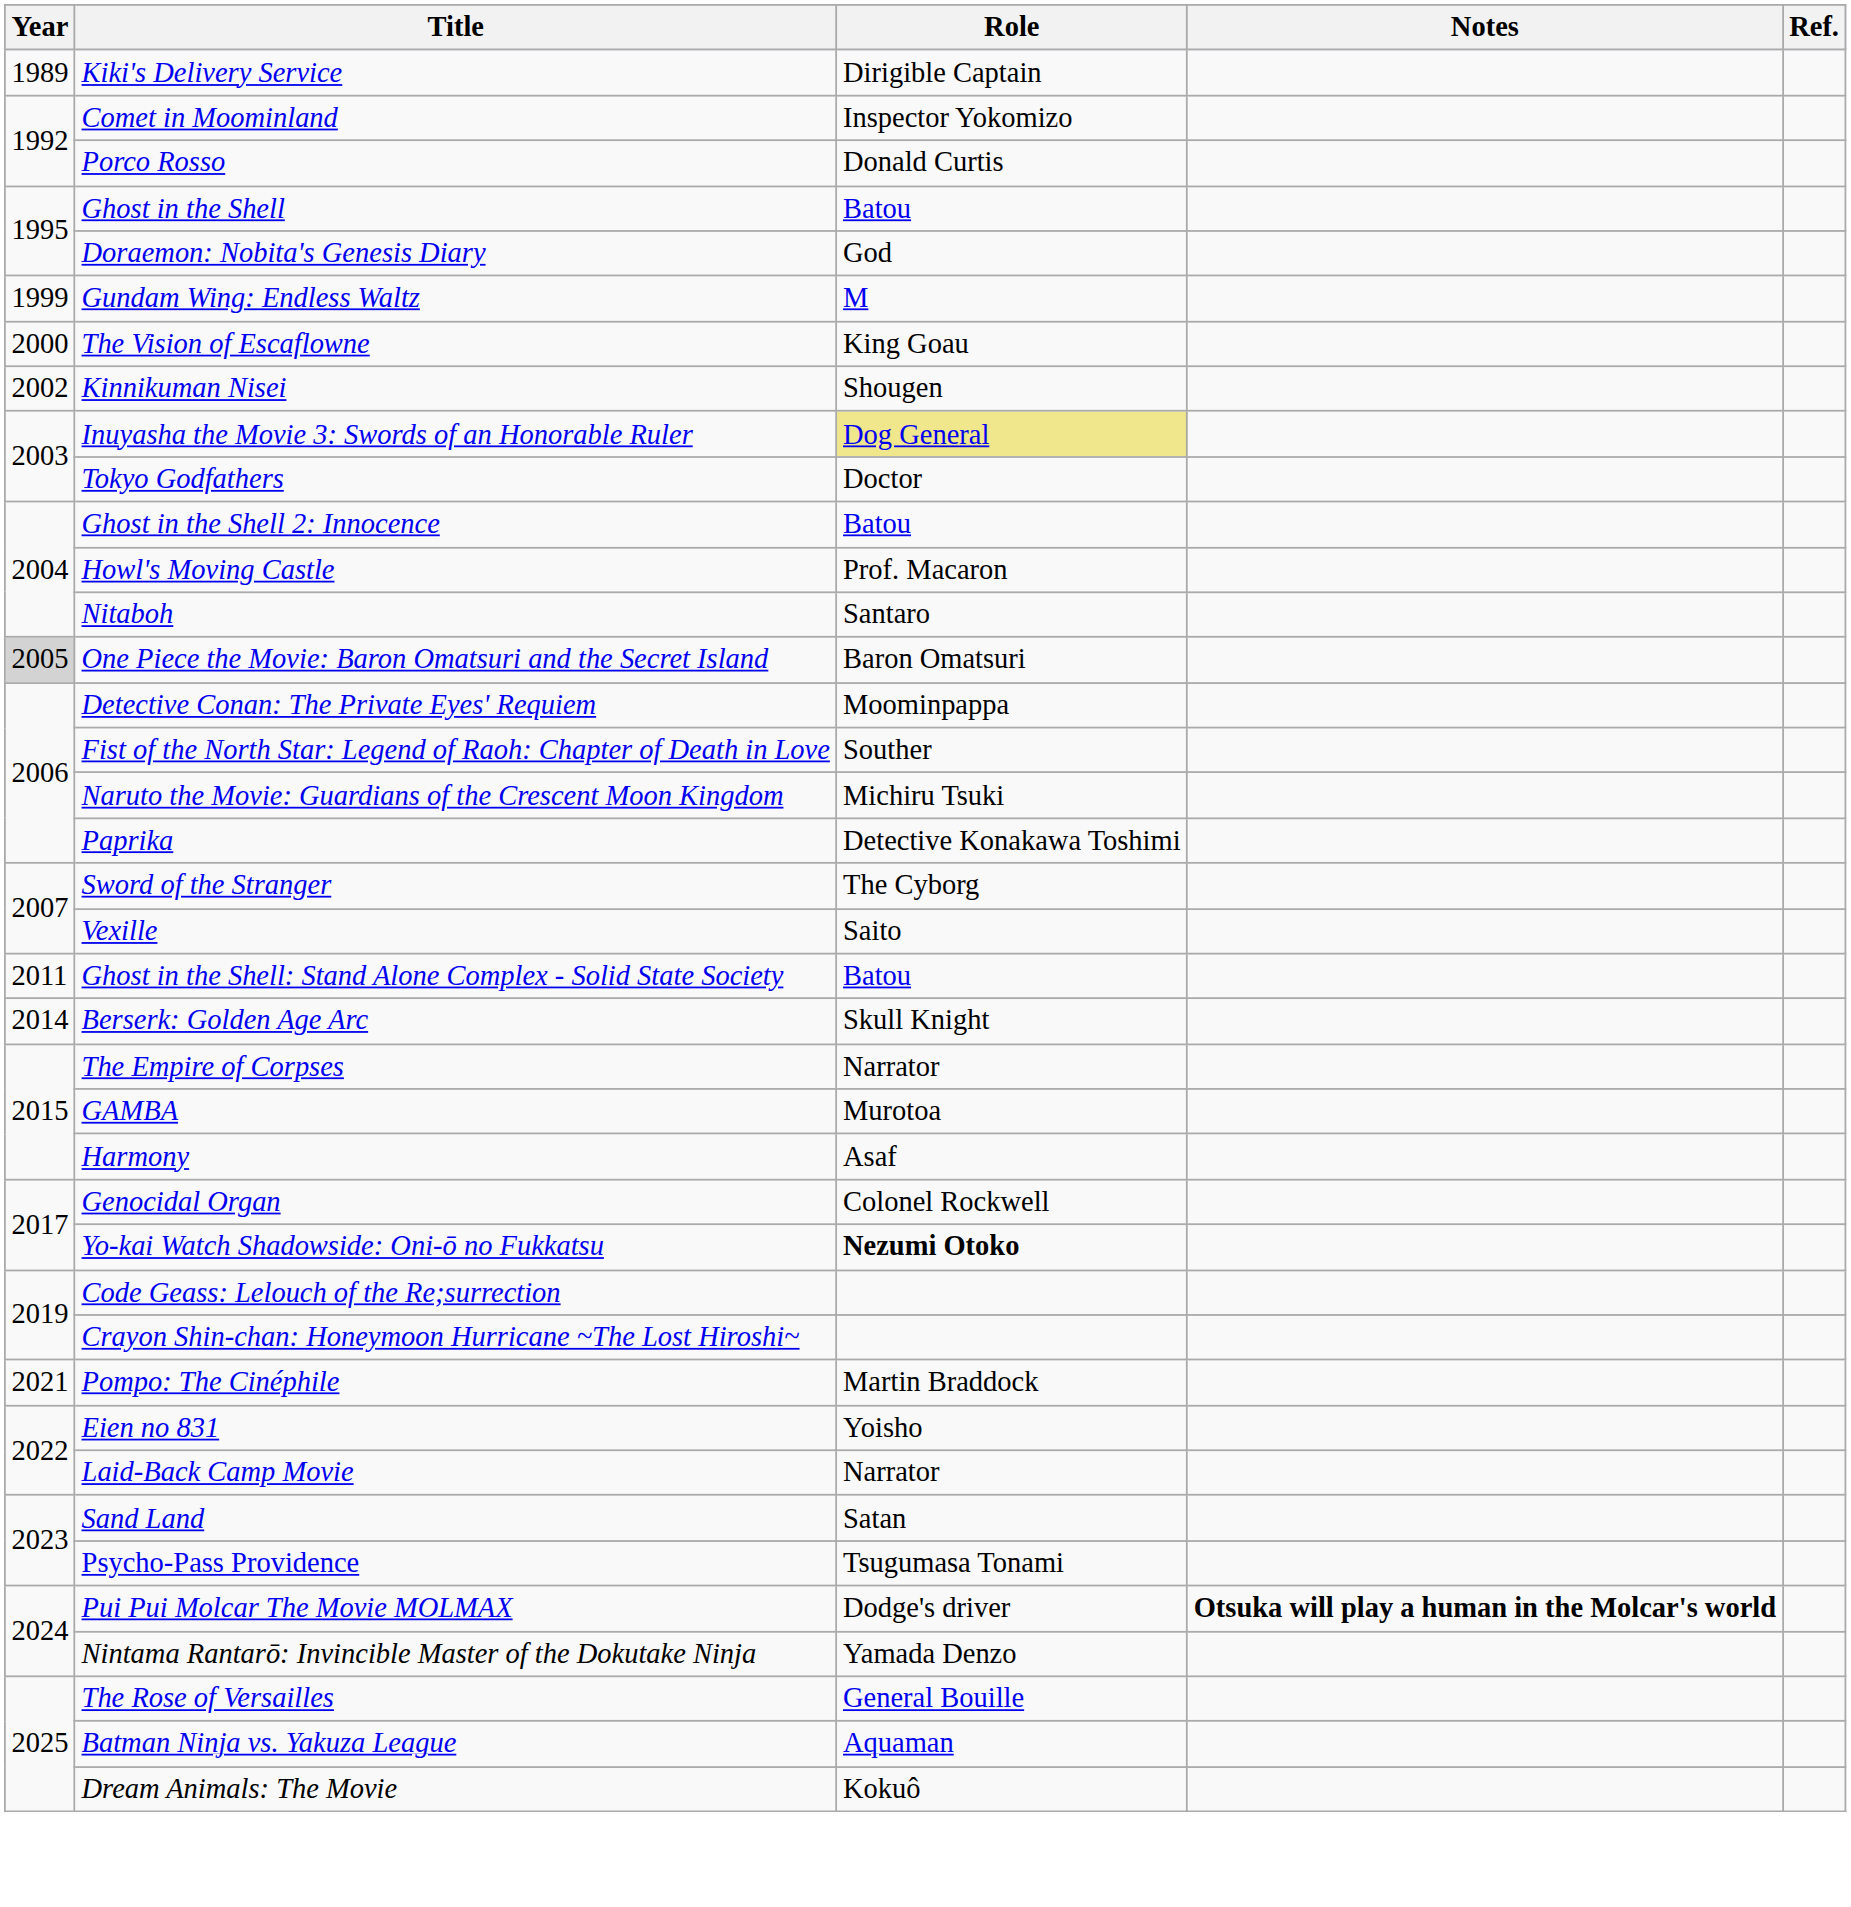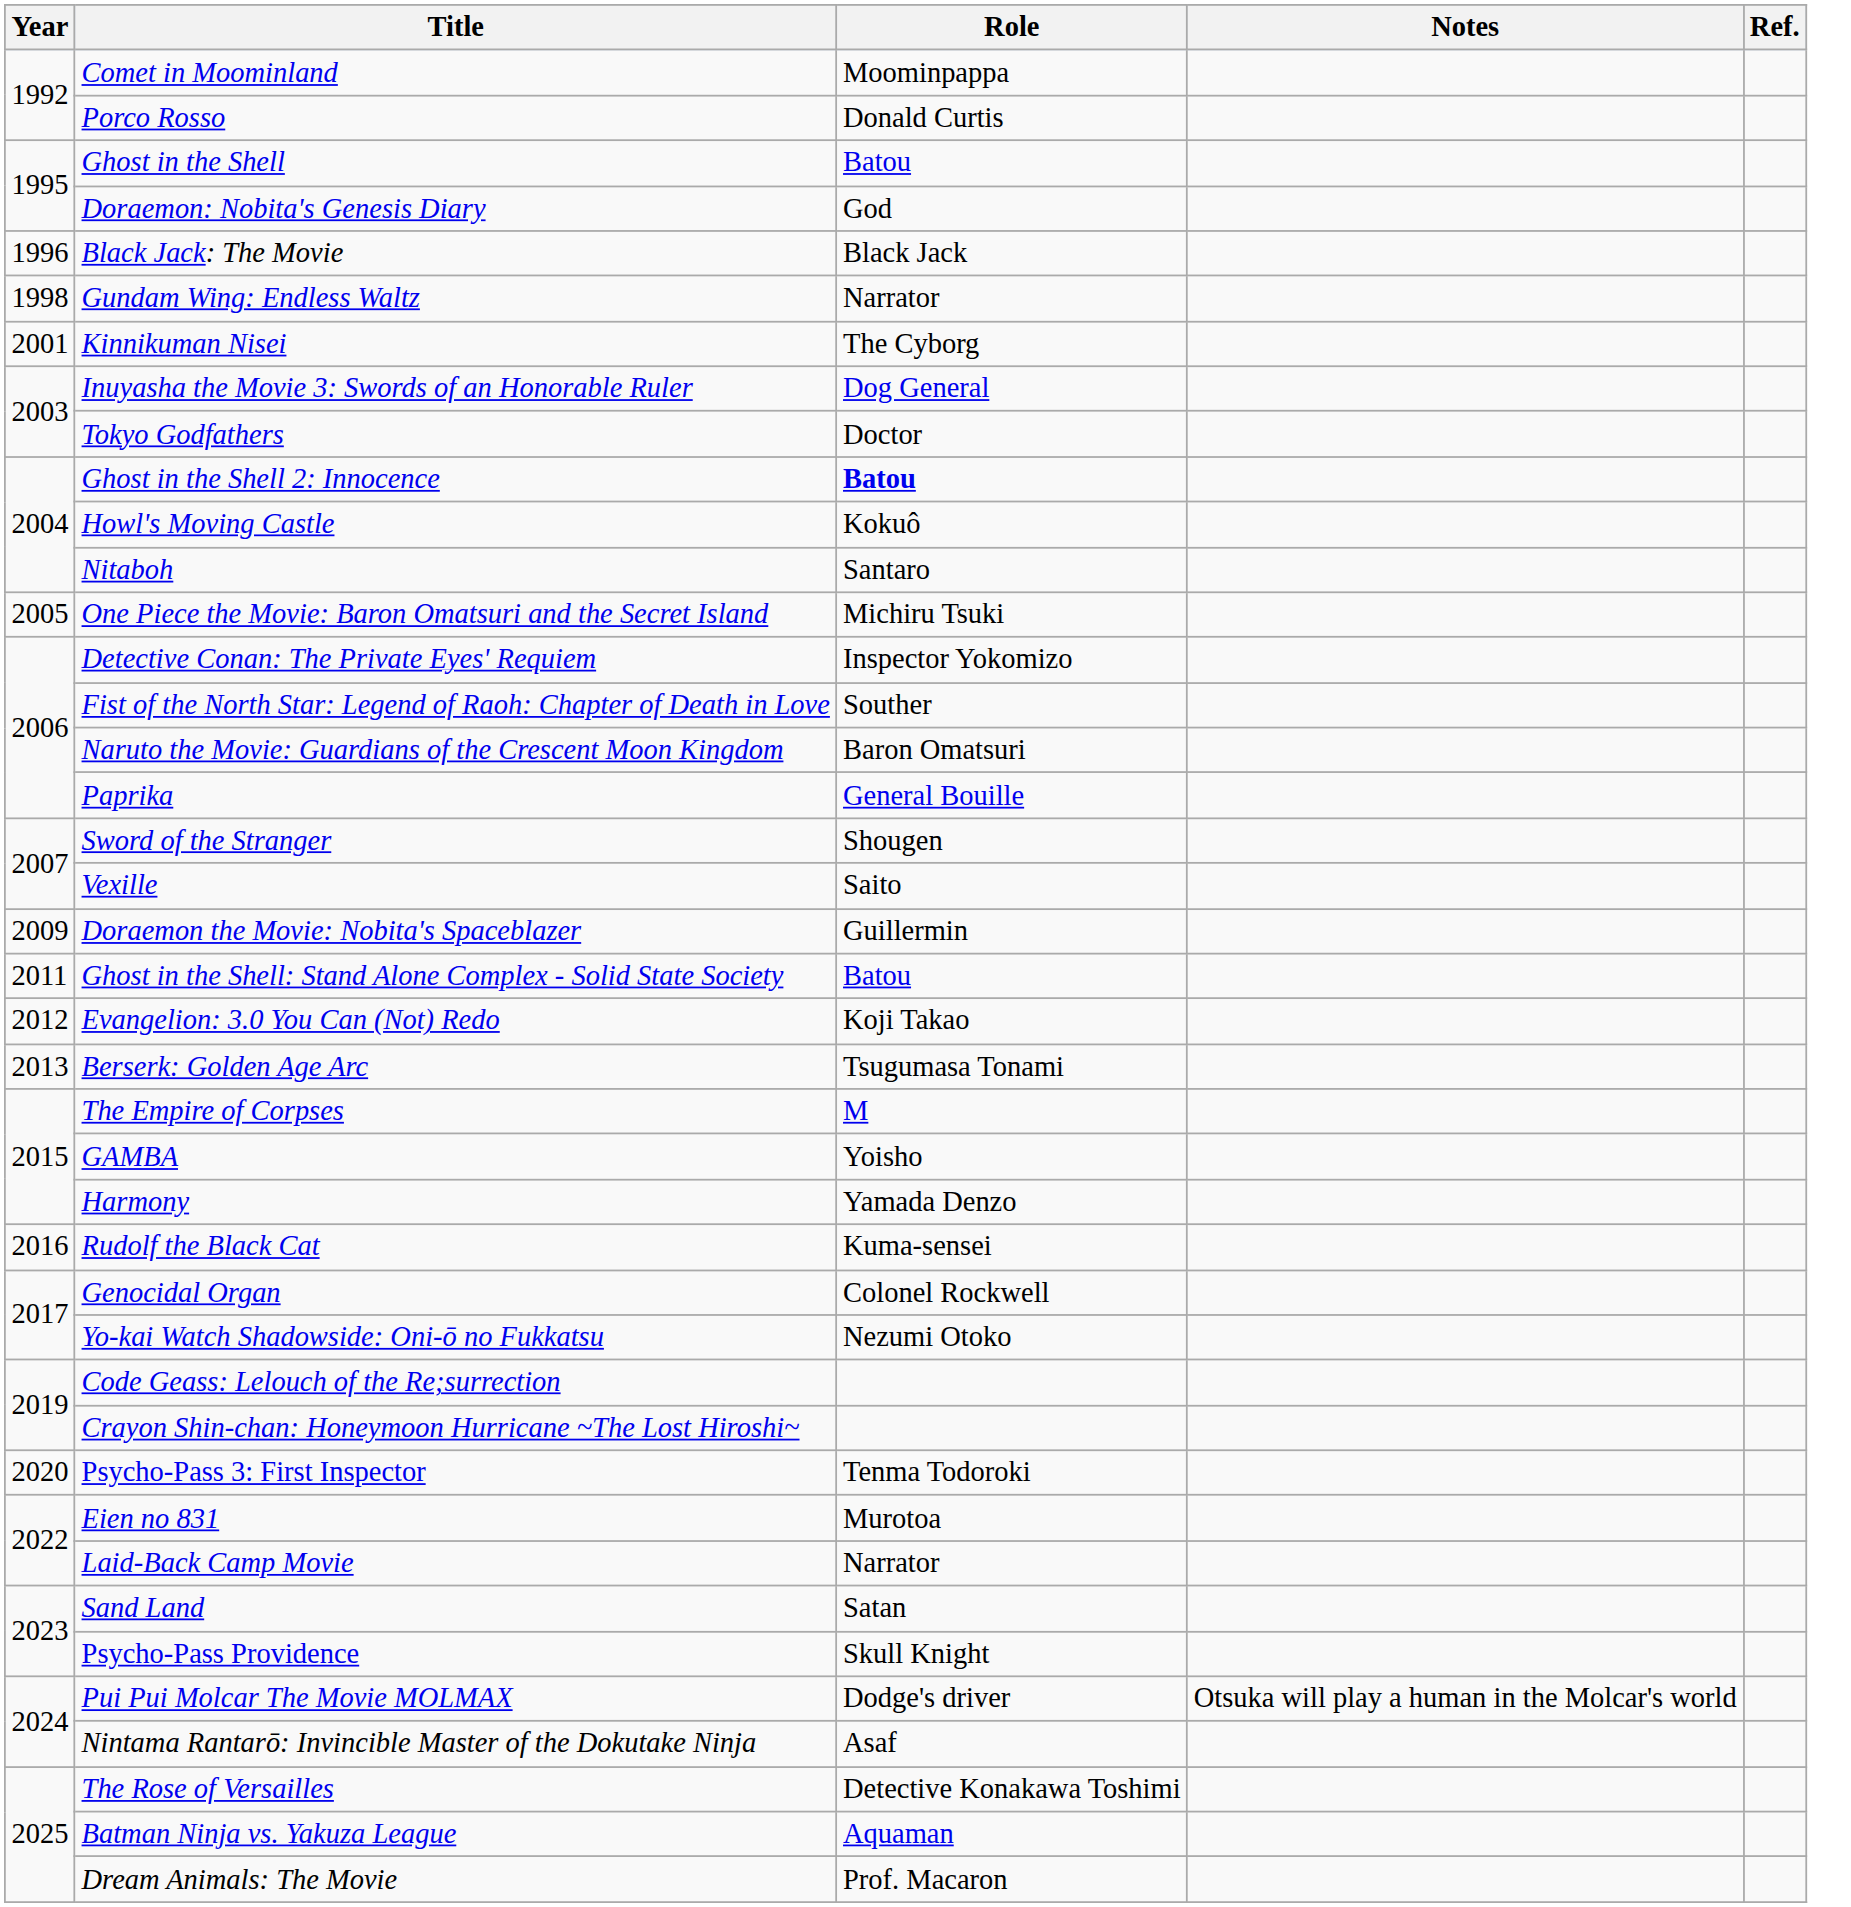- row: (212, 72)
(958, 117) Inspector Yokomizo -> (926, 72) Moominpappa
+ row: (212, 252)
(40, 298) 1999 -> (40, 298) 1998
(856, 298) M -> (891, 298) Narrator
- row: (226, 343)
(40, 388) 2002 -> (40, 343) 2001
(893, 388) Shougen -> (911, 343) The Cyborg
(916, 433) khaki background -> (916, 388) no background
(877, 523) normal -> (879, 478) bold
(925, 569) Prof. Macaron -> (882, 523) Kokuô
(40, 659) lightgrey background -> (40, 614) no background
(934, 659) Baron Omatsuri -> (924, 614) Michiru Tsuki
(926, 704) Moominpappa -> (958, 659) Inspector Yokomizo
(924, 794) Michiru Tsuki -> (934, 749) Baron Omatsuri
(1012, 840) Detective Konakawa Toshimi -> (934, 794) General Bouille
(911, 885) The Cyborg -> (893, 840) Shougen
+ row: (331, 930)
+ row: (291, 1020)
(40, 1020) 2014 -> (40, 1065) 2013
(916, 1020) Skull Knight -> (953, 1065) Tsugumasa Tonami
(891, 1065) Narrator -> (856, 1111) M
(892, 1111) Murotoa -> (883, 1156) Yoisho
(870, 1156) Asaf -> (930, 1201) Yamada Denzo
+ row: (201, 1246)
(931, 1246) bold -> (927, 1336) normal
+ row: (254, 1472)
- row: (210, 1382)
(883, 1427) Yoisho -> (892, 1517) Murotoa
(953, 1562) Tsugumasa Tonami -> (916, 1653) Skull Knight
(1485, 1607) bold -> (1465, 1698) normal
(930, 1653) Yamada Denzo -> (870, 1743) Asaf
(934, 1698) General Bouille -> (1012, 1788) Detective Konakawa Toshimi
(882, 1788) Kokuô -> (925, 1878) Prof. Macaron
